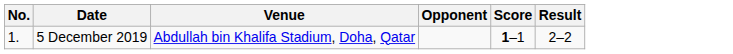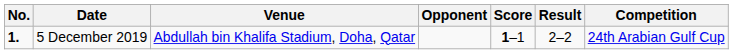+ column: (656, 15)
(13, 37) normal -> (13, 37) bold
